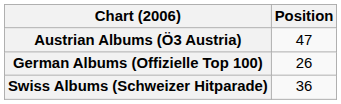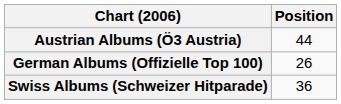(304, 39) 47 -> (304, 39) 44
